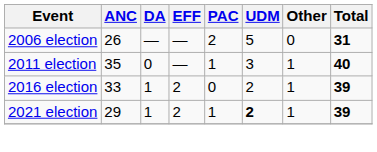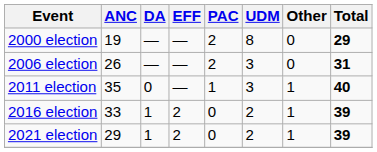+ row: (53, 40)
(250, 40) 5 -> (250, 64) 3
(212, 111) 1 -> (212, 135) 0
(250, 111) bold -> (250, 135) normal
